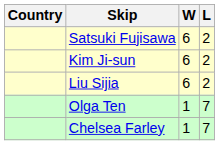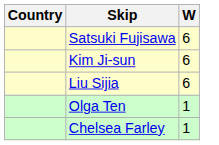- column: (207, 15)
